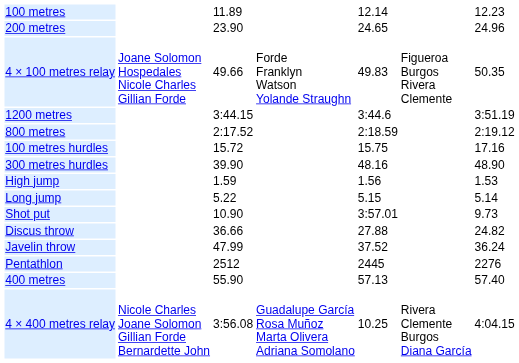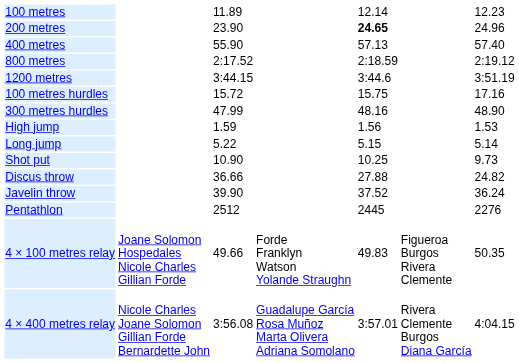(373, 28) normal -> (373, 28) bold
rows swapped: (35, 280) <-> (60, 72)
rows swapped: (35, 132) <-> (39, 115)
(228, 165) 39.90 -> (228, 111) 47.99
(378, 214) 3:57.01 -> (373, 160) 10.25
(228, 247) 47.99 -> (228, 193) 39.90
(373, 324) 10.25 -> (378, 324) 3:57.01
